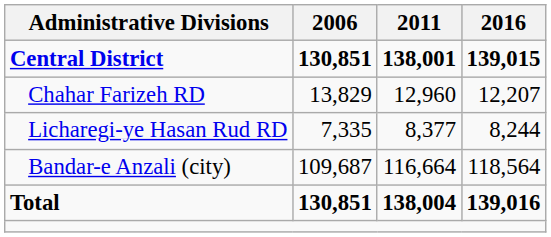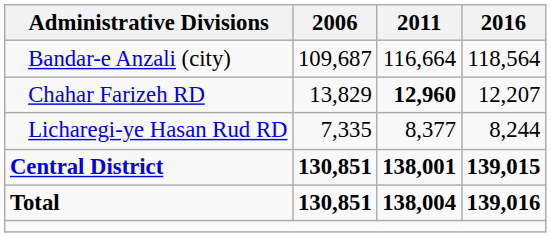rows swapped: (87, 58) <-> (129, 166)
(425, 94) normal -> (425, 94) bold
